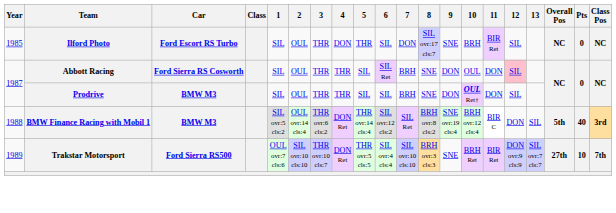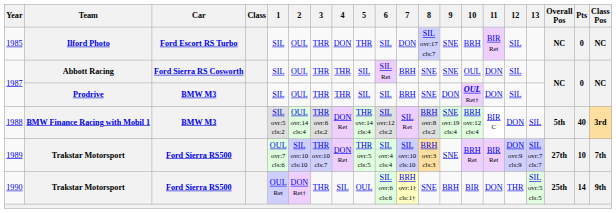(451, 71) DON -> (451, 71) SNE
(515, 71) pink background -> (515, 71) no background
+ row: (14, 187)
